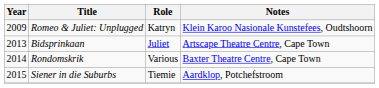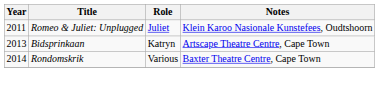(17, 28) 2009 -> (16, 28) 2011
(161, 28) Katryn -> (158, 28) Juliet
(158, 43) Juliet -> (161, 43) Katryn
- row: (74, 75)
